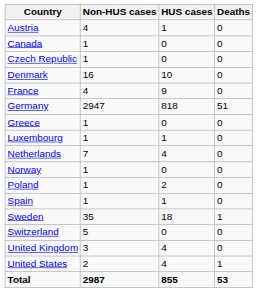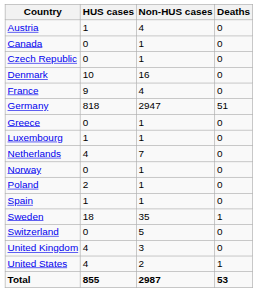columns swapped: (120, 12) <-> (187, 12)
